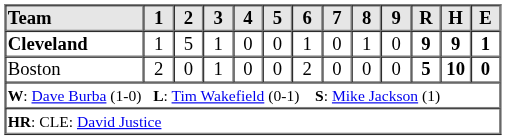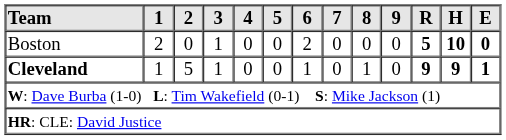rows swapped: (34, 69) <-> (48, 43)
